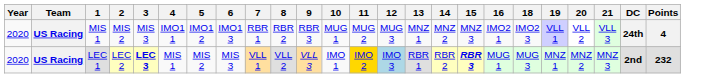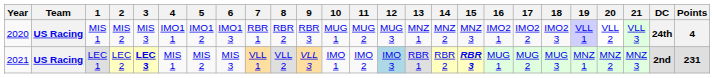+ column: (527, 12)
(18, 60) 2020 -> (18, 60) 2021
(364, 60) gold background -> (364, 60) no background
(663, 60) 232 -> (692, 60) 231
